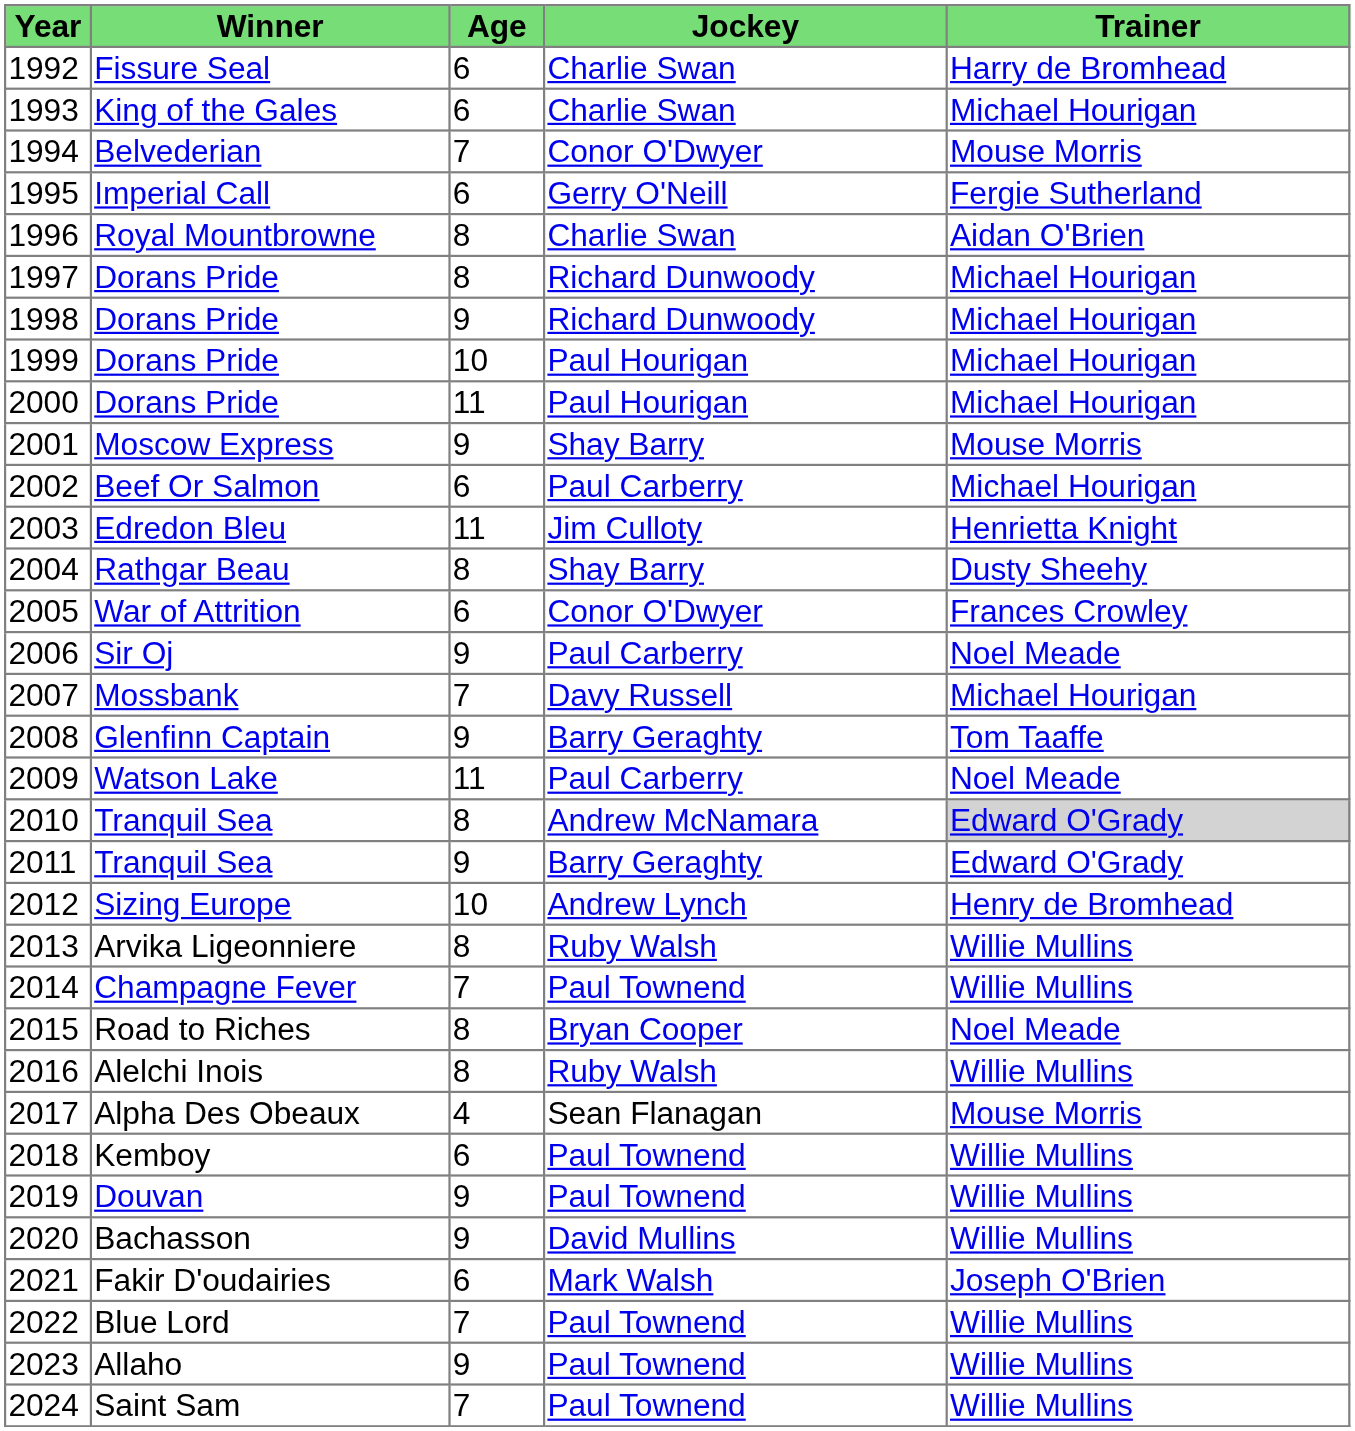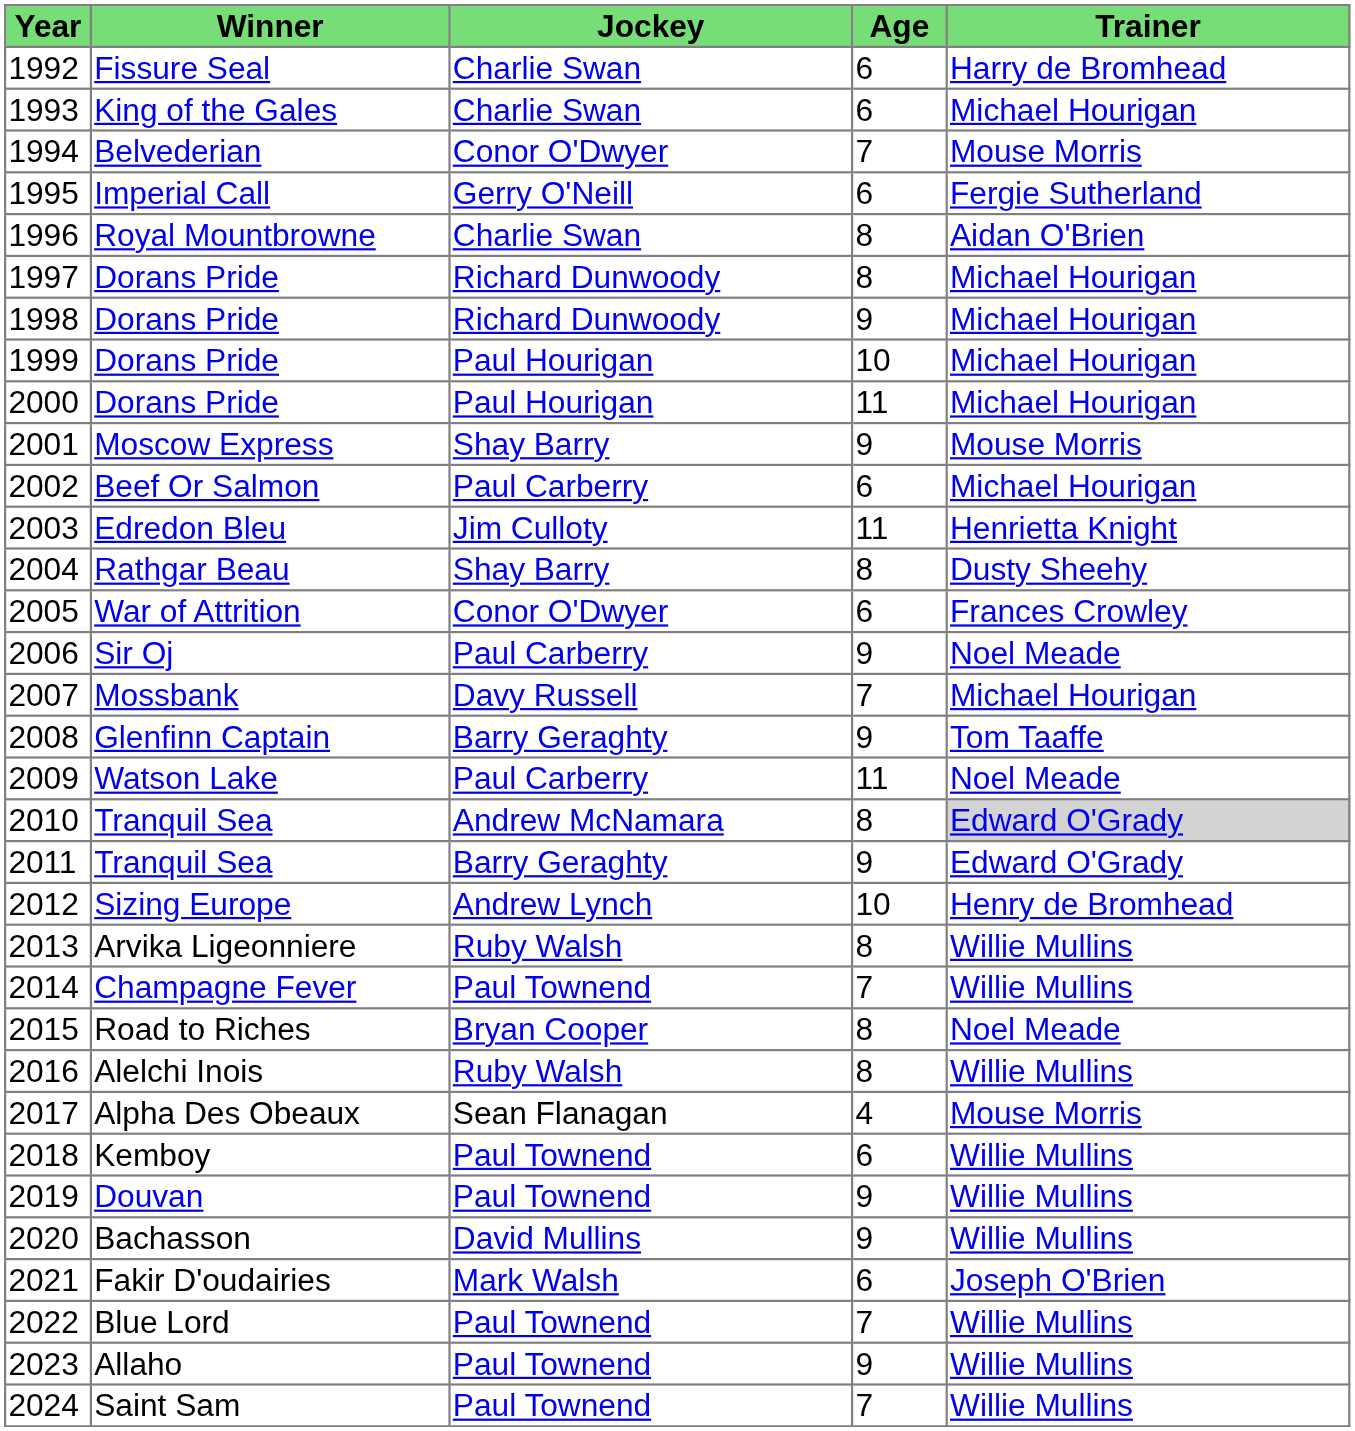columns swapped: (497, 26) <-> (745, 26)
